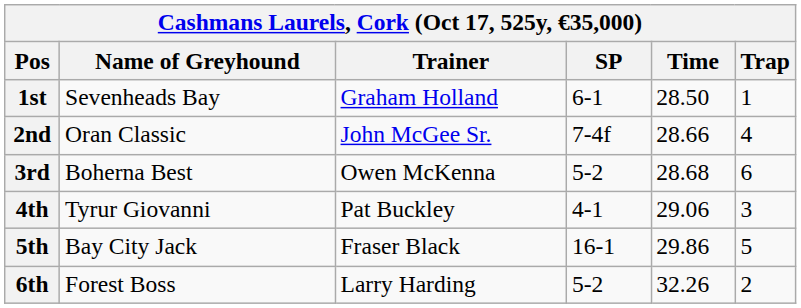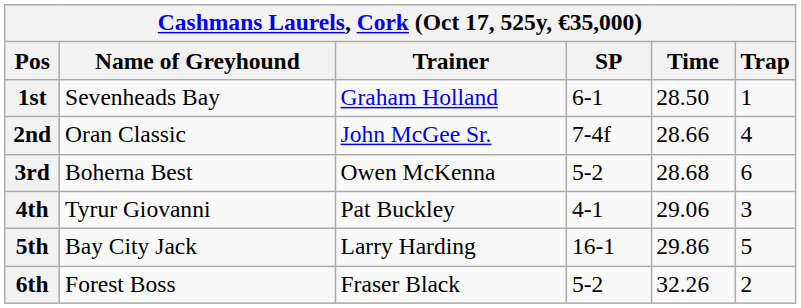(400, 246) Fraser Black -> (408, 246) Larry Harding
(408, 284) Larry Harding -> (400, 284) Fraser Black
